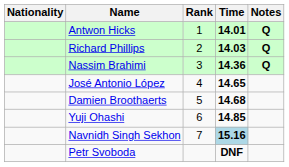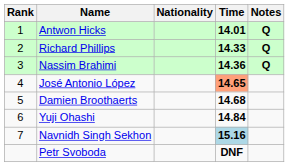columns swapped: (199, 13) <-> (35, 13)
(232, 48) 14.03 -> (232, 48) 14.33
(232, 83) no background -> (232, 83) lightsalmon background
(232, 118) 14.85 -> (232, 118) 14.84
